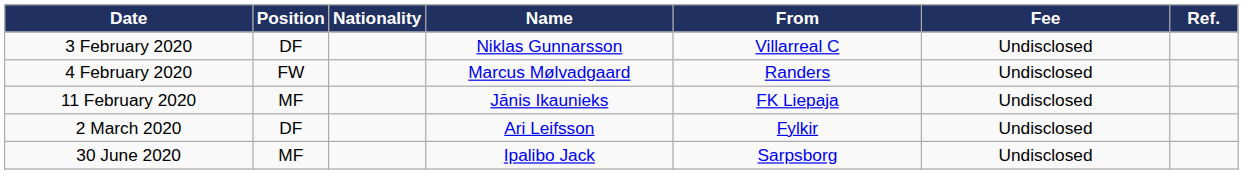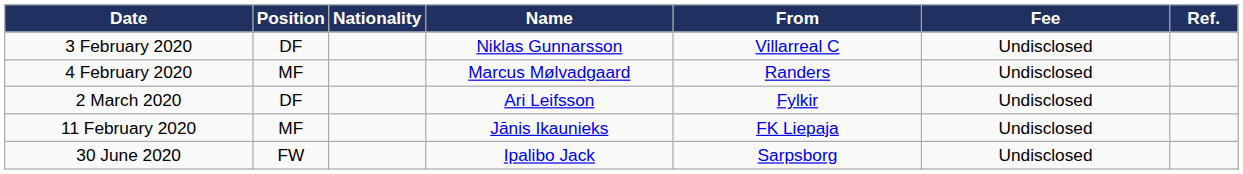(291, 73) FW -> (291, 73) MF
rows swapped: (129, 128) <-> (129, 101)
(291, 155) MF -> (291, 155) FW
